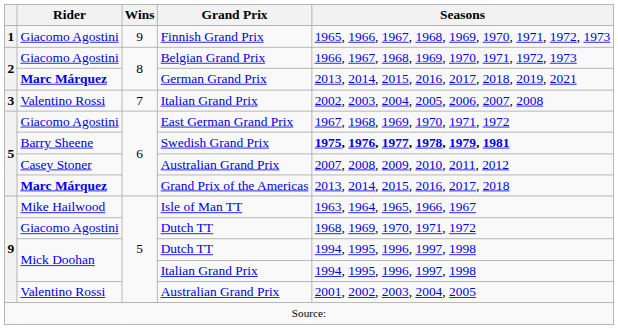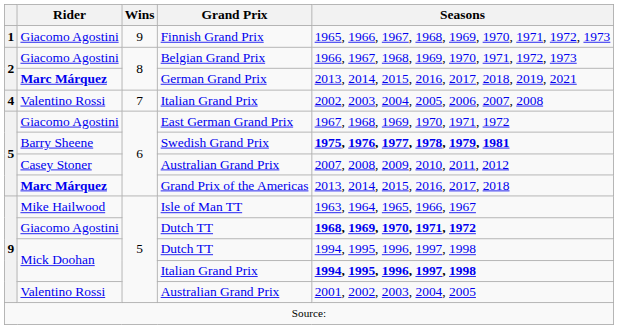(11, 100) 3 -> (11, 100) 4
(395, 228) normal -> (395, 228) bold
(395, 270) normal -> (395, 270) bold
